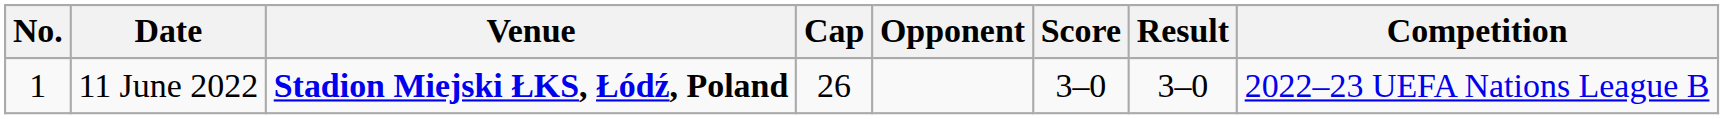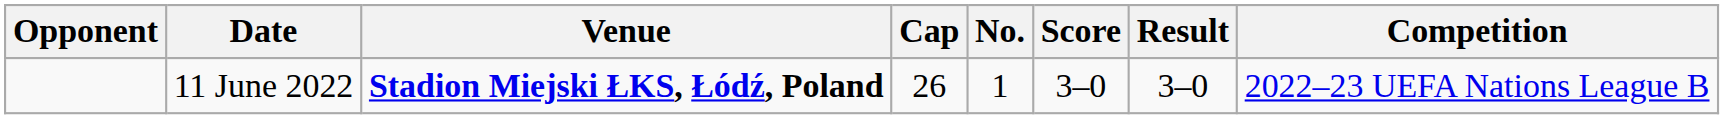columns swapped: (38, 31) <-> (952, 31)
